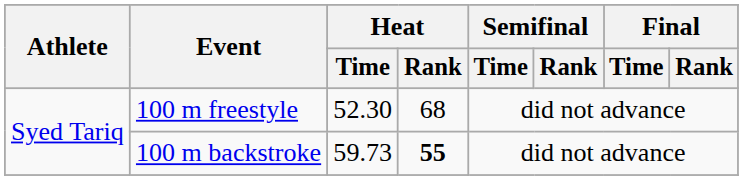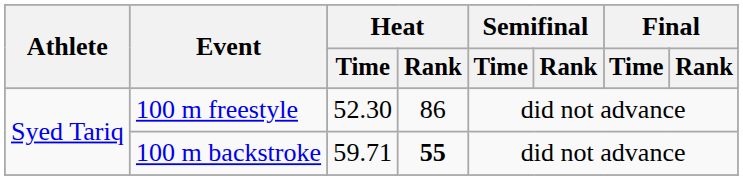(433, 110) 68 -> (433, 110) 86
(363, 153) 59.73 -> (363, 153) 59.71
